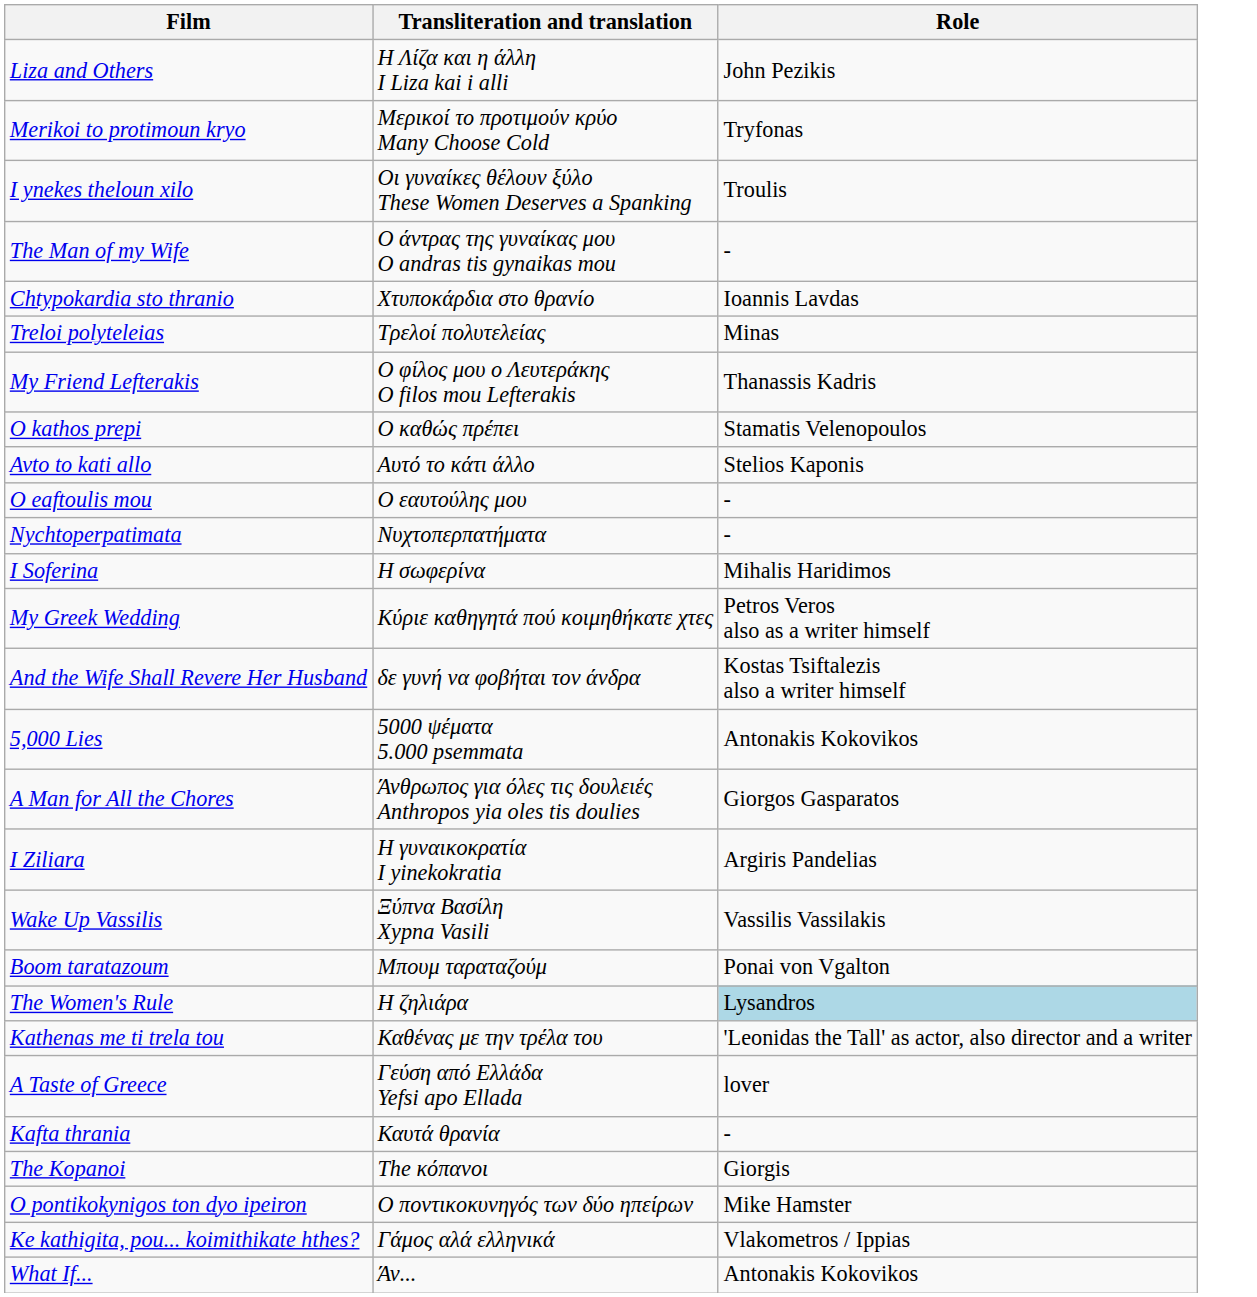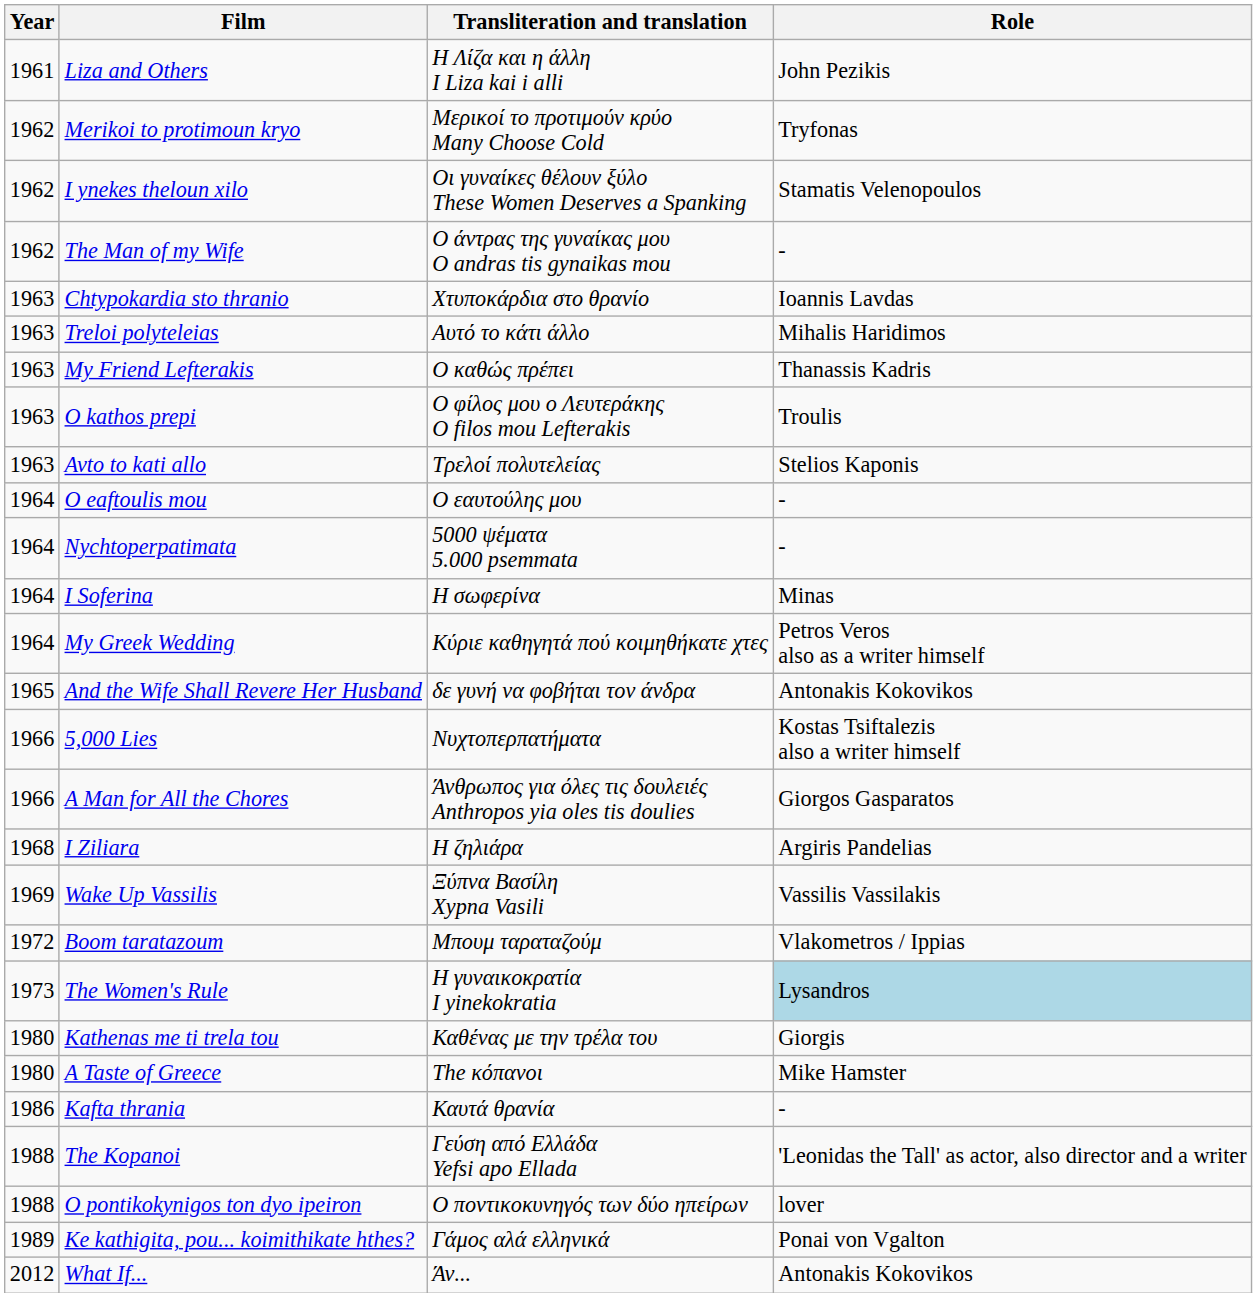+ column: (32, 22)
(755, 190) Troulis -> (880, 190) Stamatis Velenopoulos
(461, 333) Τρελοί πολυτελείας -> (511, 333) Αυτό το κάτι άλλο
(751, 333) Minas -> (862, 333) Mihalis Haridimos
(493, 381) Ο φίλος μου ο Λευτεράκης O filos mou Lefterakis -> (503, 369) Ο καθώς πρέπει
(448, 429) Ο καθώς πρέπει -> (548, 416) Ο φίλος μου ο Λευτεράκης O filos mou Lefterakis
(825, 429) Stamatis Velenopoulos -> (810, 416) Troulis
(456, 464) Αυτό το κάτι άλλο -> (516, 464) Τρελοί πολυτελείας
(462, 535) Νυχτοπερπατήματα -> (505, 547) 5000 ψέματα 5.000 psemmata
(807, 570) Mihalis Haridimos -> (806, 595) Minas
(815, 678) Kostas Tsiftalezis also a writer himself -> (876, 691) Antonakis Kokovikos
(450, 738) 5000 ψέματα 5.000 psemmata -> (517, 738) Νυχτοπερπατήματα
(821, 738) Antonakis Kokovikos -> (869, 738) Kostas Tsiftalezis also a writer himself
(452, 859) Η γυναικοκρατία I yinekokratia -> (478, 846) Η ζηλιάρα
(807, 967) Ponai von Vgalton -> (872, 942) Vlakometros / Ippias
(423, 1002) Η ζηλιάρα -> (507, 990) Η γυναικοκρατία I yinekokratia
(958, 1038) 'Leonidas the Tall' as actor, also director and a writer -> (811, 1038) Giorgis
(460, 1085) Γεύση από Ελλάδα Yefsi apo Ellada -> (488, 1073) The κόπανοι
(746, 1085) lover -> (842, 1073) Mike Hamster
(433, 1168) The κόπανοι -> (515, 1156) Γεύση από Ελλάδα Yefsi apo Ellada
(757, 1168) Giorgis -> (1012, 1156) 'Leonidas the Tall' as actor, also director and a writer
(787, 1204) Mike Hamster -> (801, 1204) lover
(817, 1239) Vlakometros / Ippias -> (861, 1239) Ponai von Vgalton
